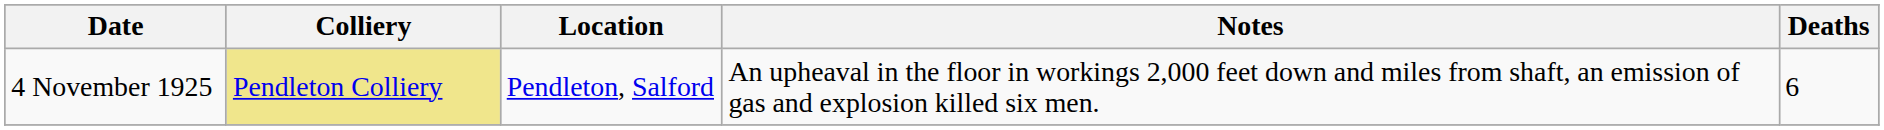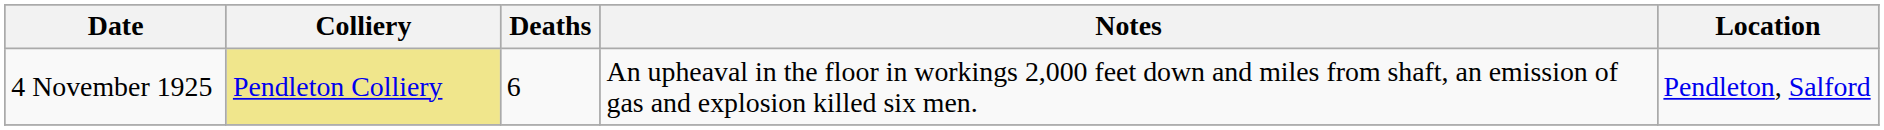columns swapped: (611, 26) <-> (1829, 26)
